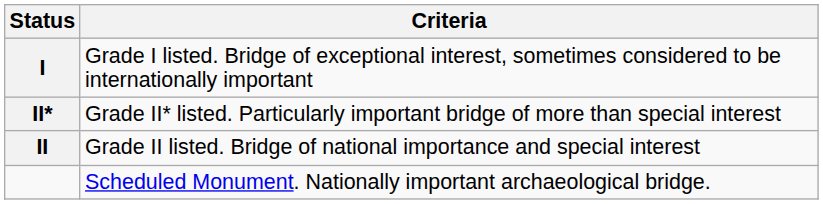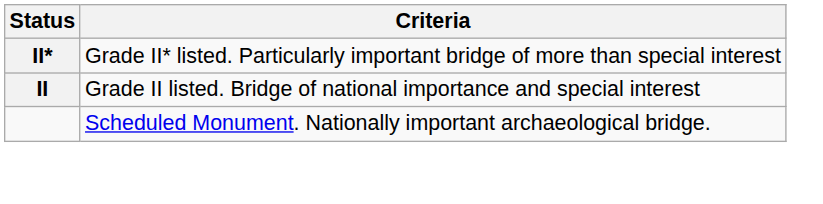- row: (42, 67)
